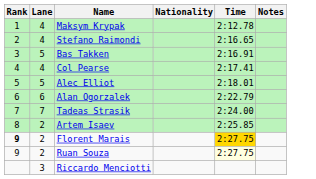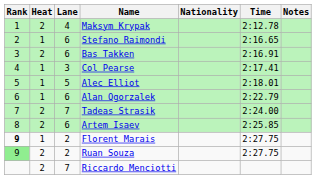+ column: (42, 11)
(42, 40) 4 -> (67, 40) 6
(42, 54) 5 -> (67, 54) 6
(42, 68) 4 -> (67, 68) 3
(42, 125) 2 -> (67, 125) 6
(235, 139) gold background -> (261, 139) no background
(17, 153) no background -> (17, 153) lightgreen background
(235, 153) lightyellow background -> (261, 153) no background
(42, 168) 3 -> (67, 168) 7
